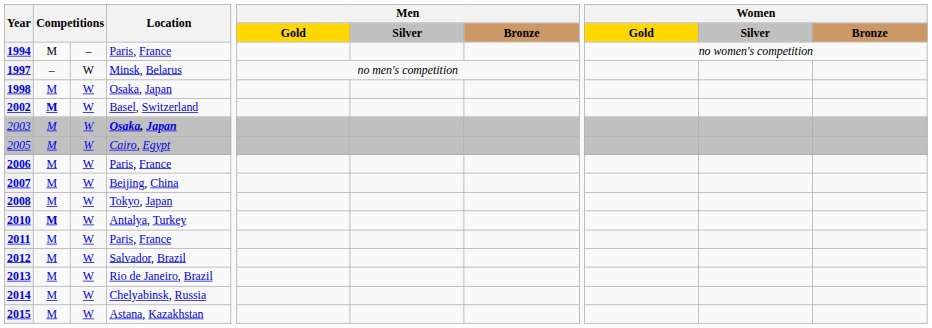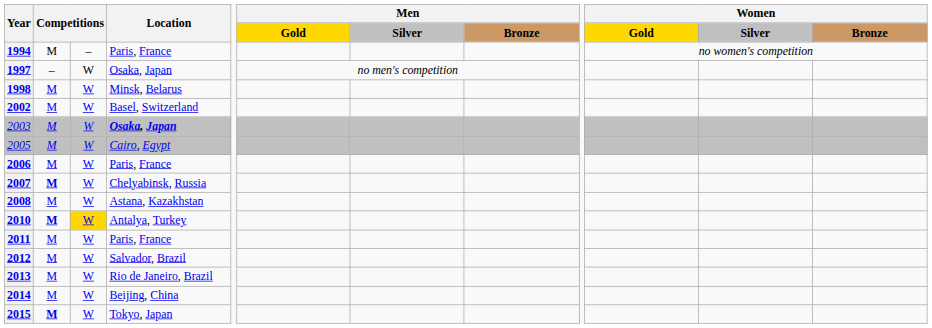(146, 70) Minsk, Belarus -> (141, 70) Osaka, Japan
(141, 88) Osaka, Japan -> (146, 88) Minsk, Belarus
(52, 107) bold -> (52, 107) normal
(52, 182) normal -> (52, 182) bold
(144, 182) Beijing, China -> (158, 182) Chelyabinsk, Russia
(141, 201) Tokyo, Japan -> (156, 201) Astana, Kazakhstan
(88, 220) no background -> (88, 220) gold background
(158, 295) Chelyabinsk, Russia -> (144, 295) Beijing, China
(52, 314) normal -> (52, 314) bold
(156, 314) Astana, Kazakhstan -> (141, 314) Tokyo, Japan
